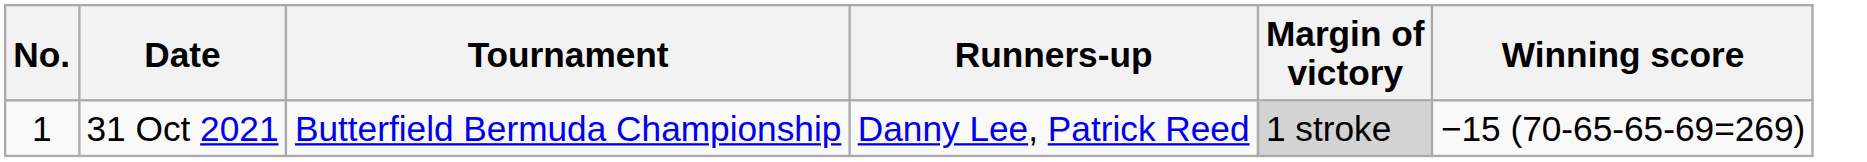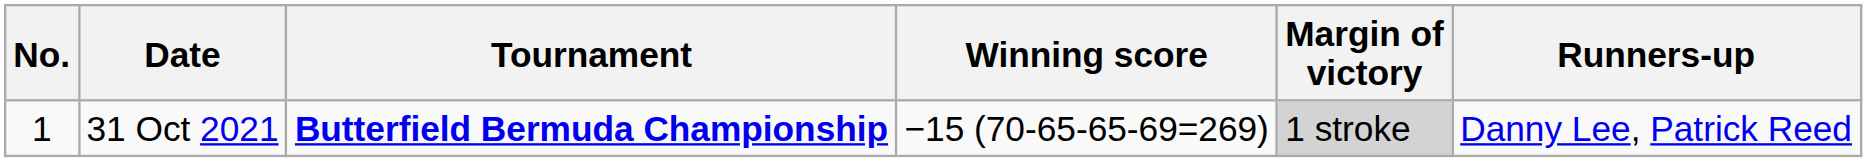columns swapped: (1623, 53) <-> (1054, 53)
(568, 129) normal -> (592, 129) bold
